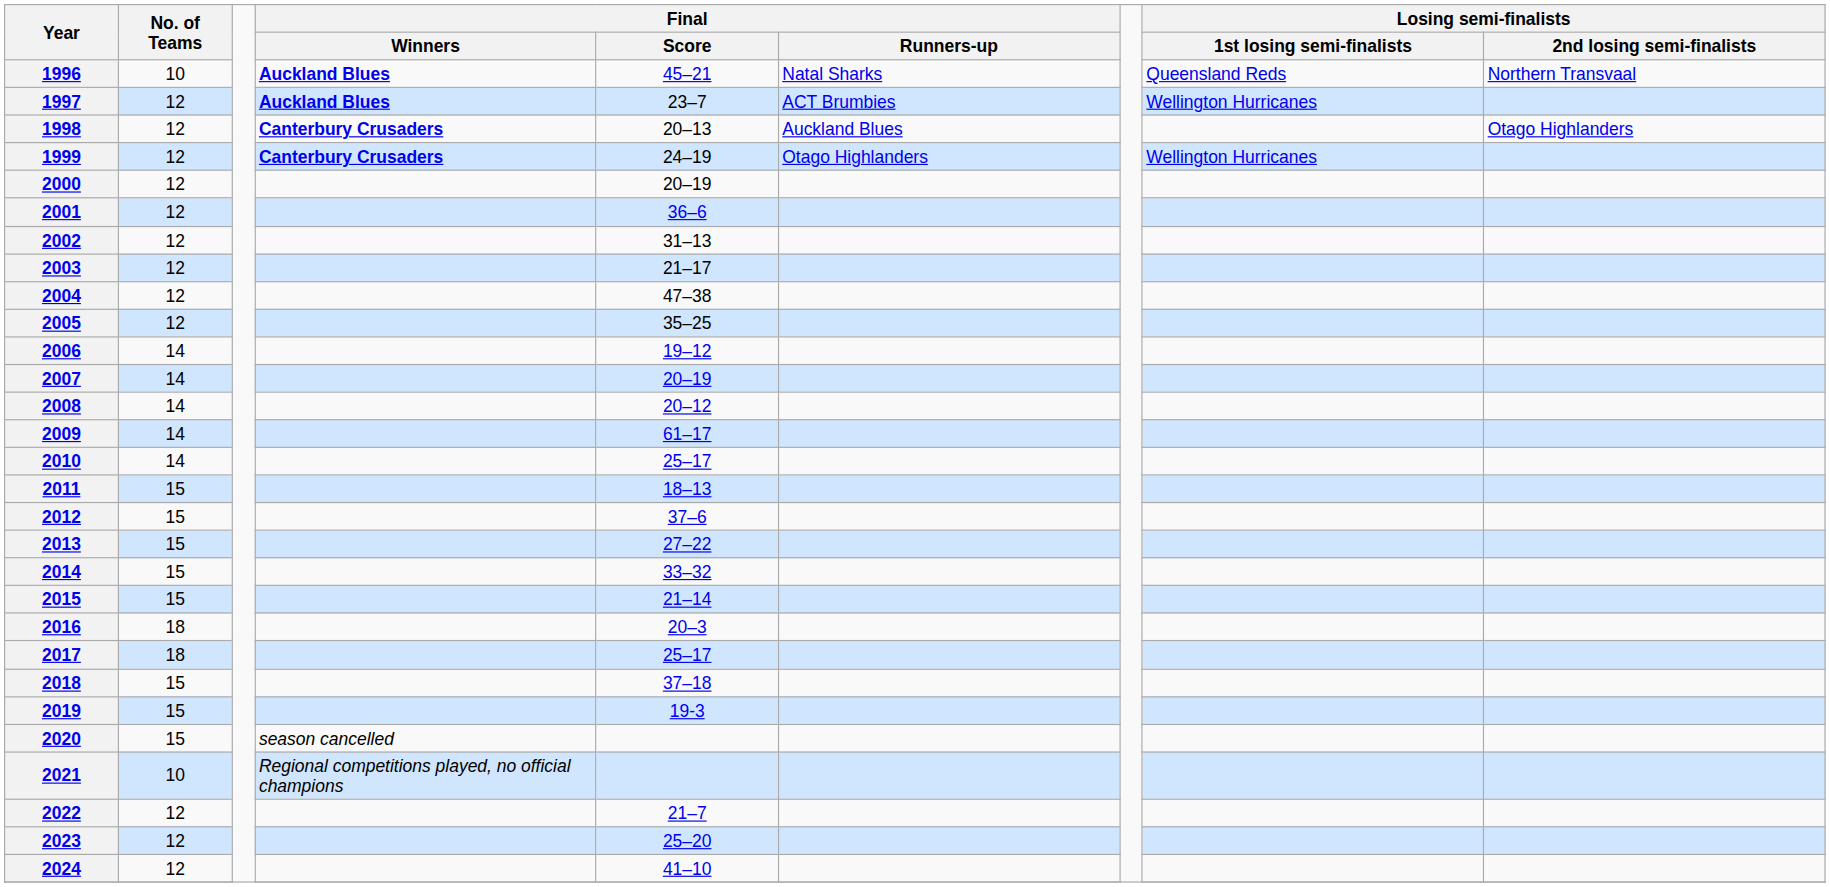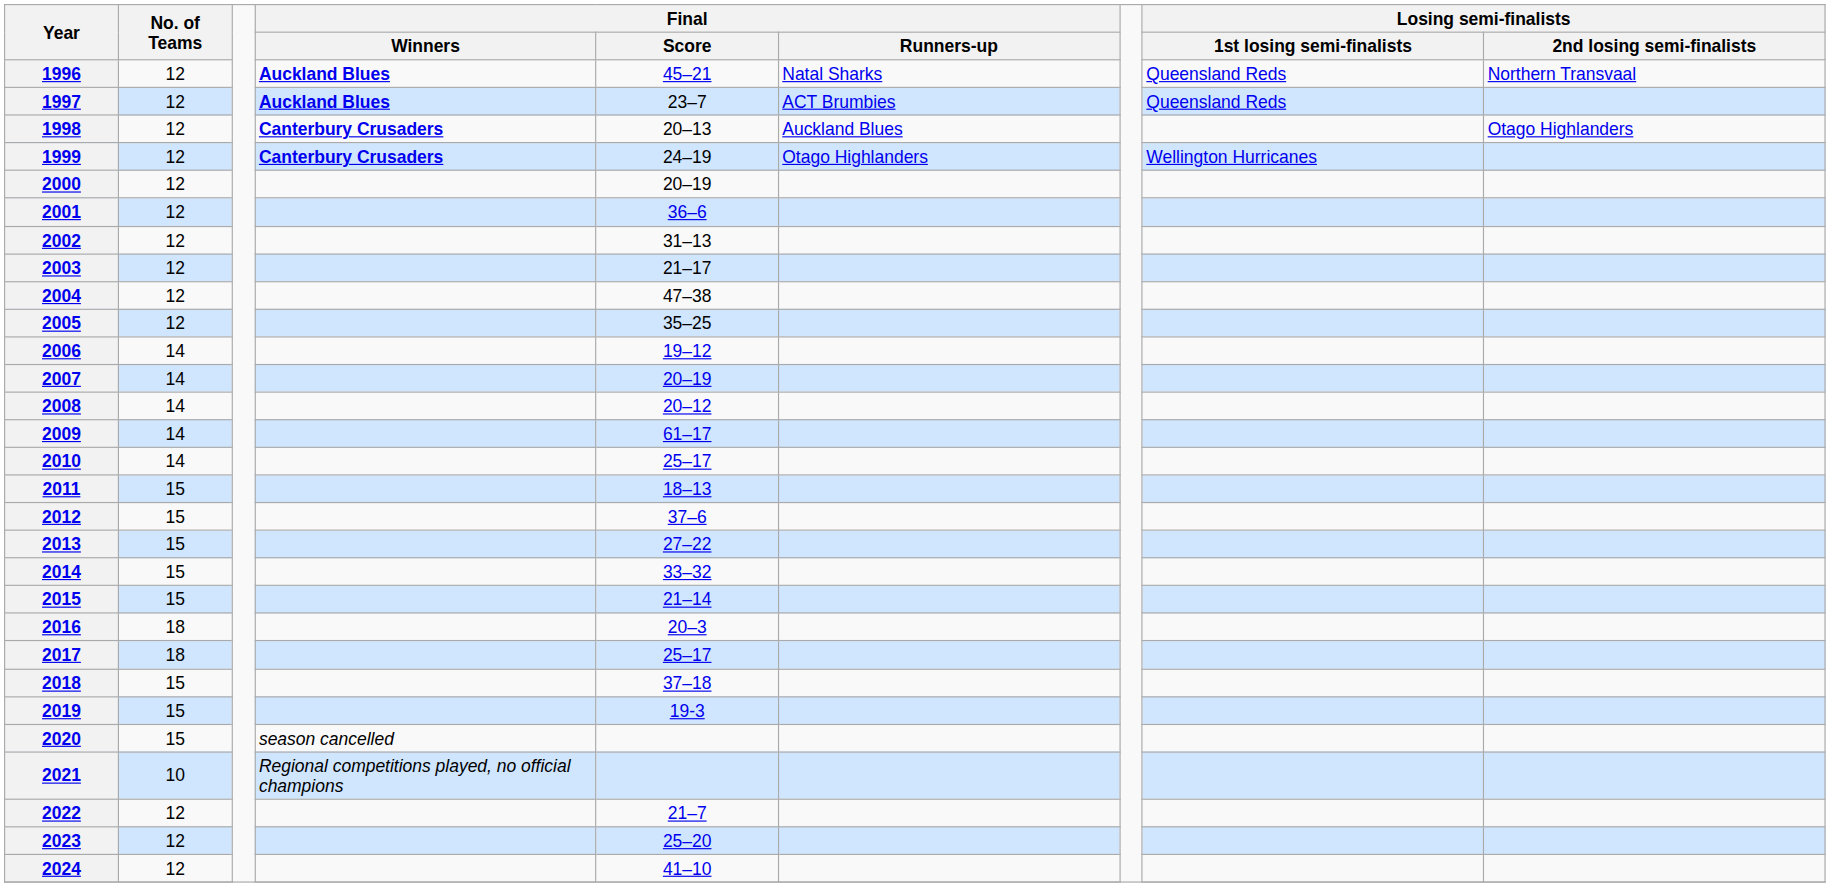(175, 74) 10 -> (175, 74) 12
(1232, 102) Wellington Hurricanes -> (1216, 102) Queensland Reds
